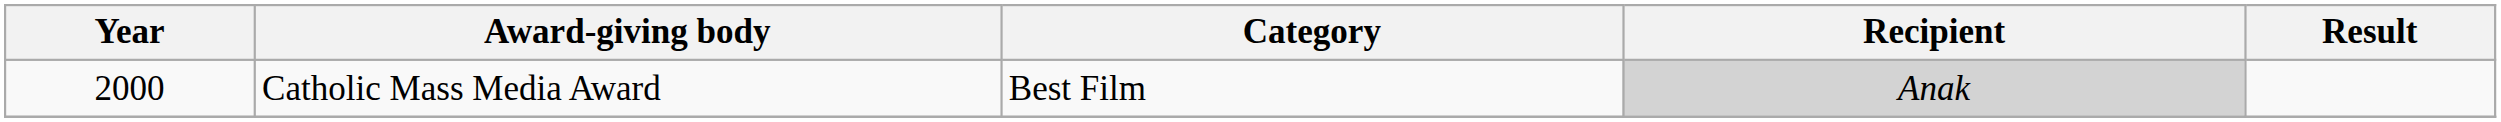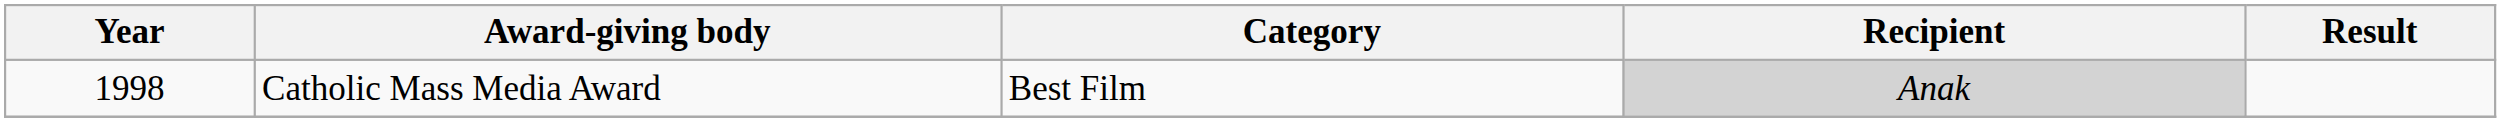(130, 87) 2000 -> (130, 87) 1998
